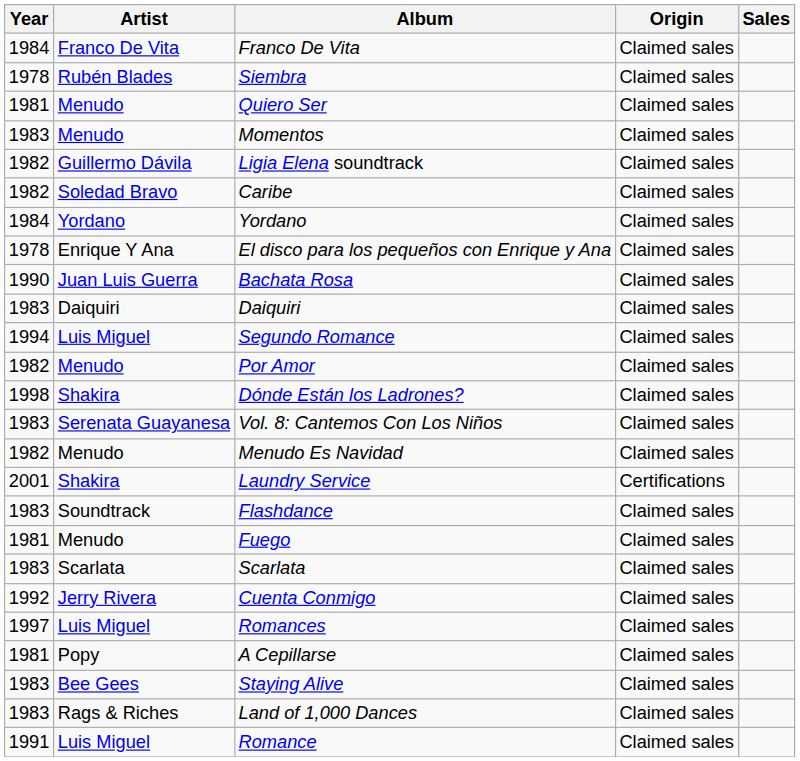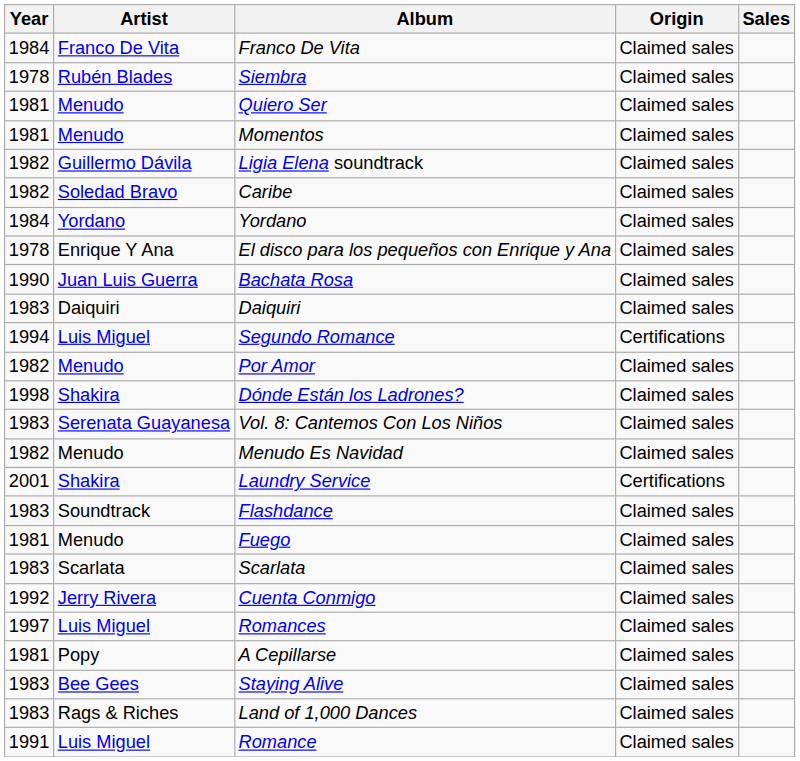(29, 134) 1983 -> (29, 134) 1981
(677, 337) Claimed sales -> (672, 337) Certifications
